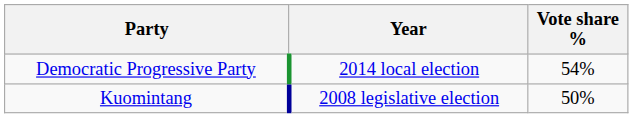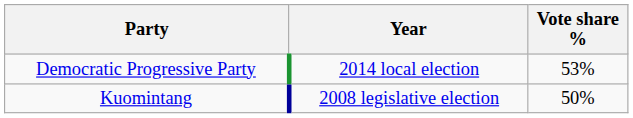(578, 68) 54% -> (578, 68) 53%
